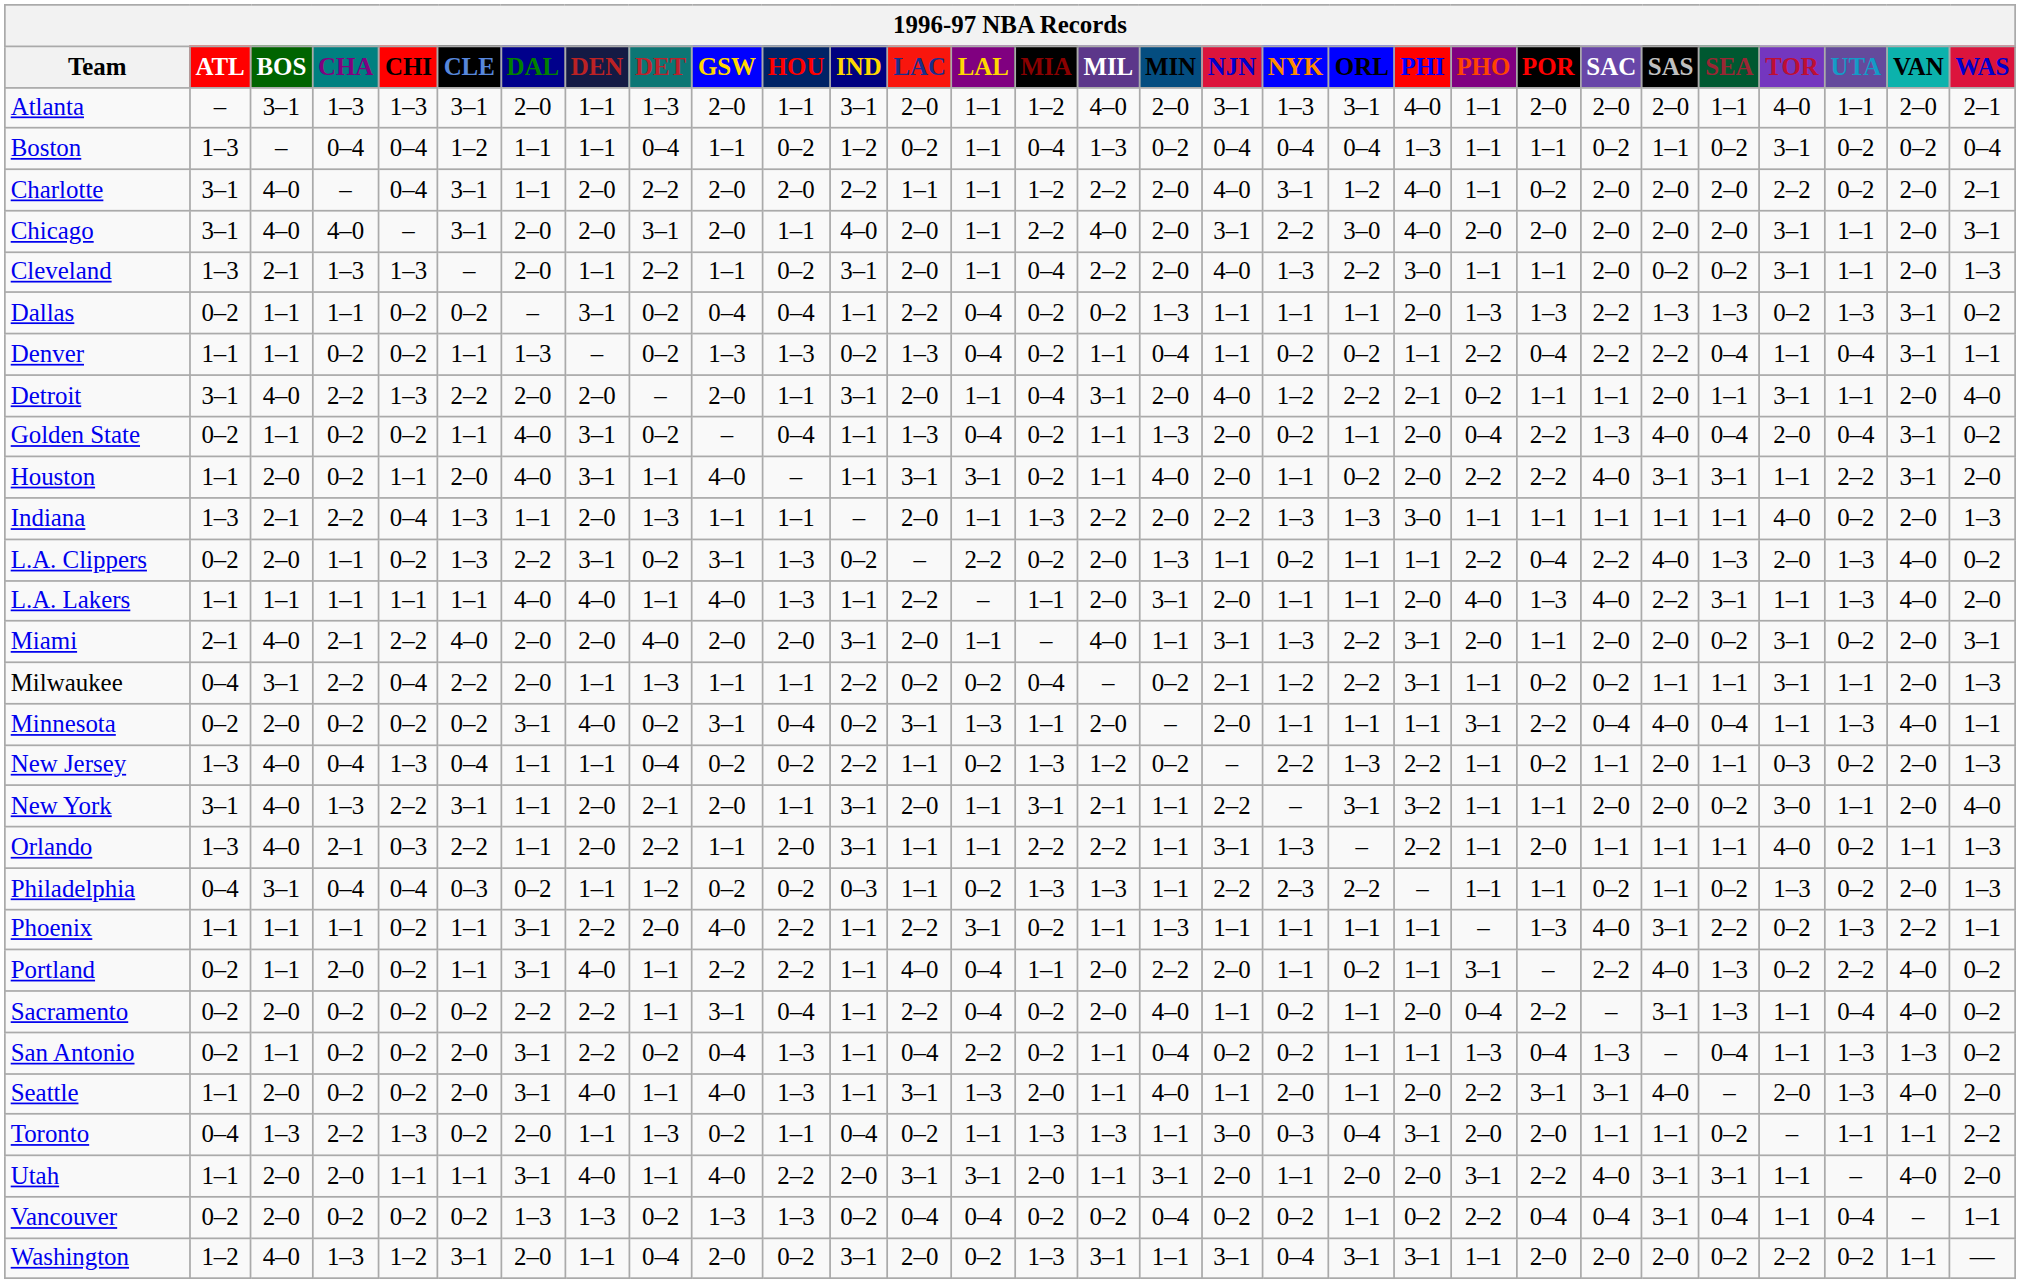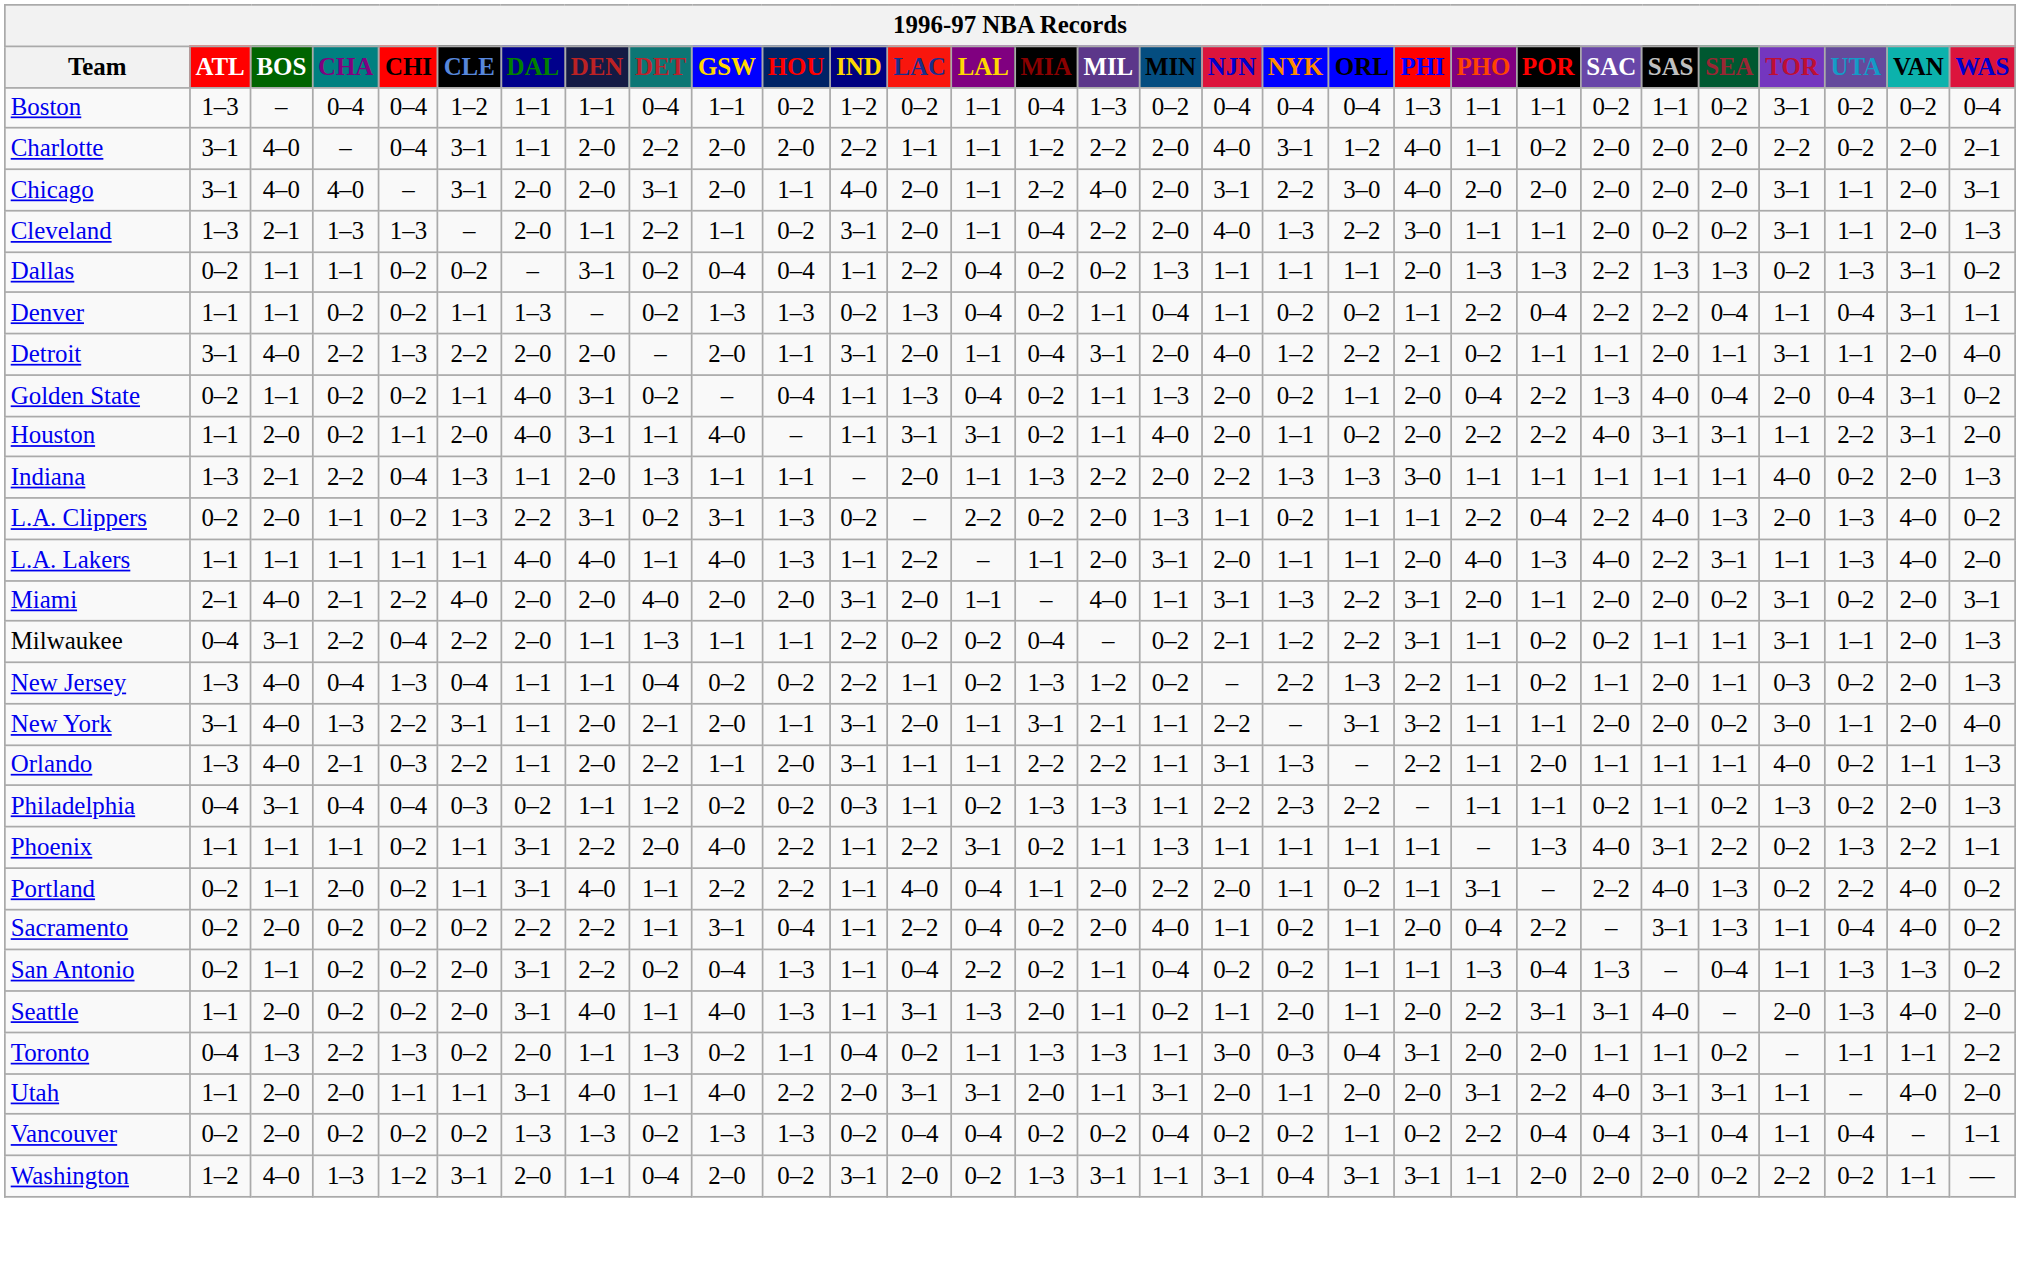- row: (47, 107)
- row: (63, 723)
(1170, 1093) 4–0 -> (1170, 1011) 0–2
